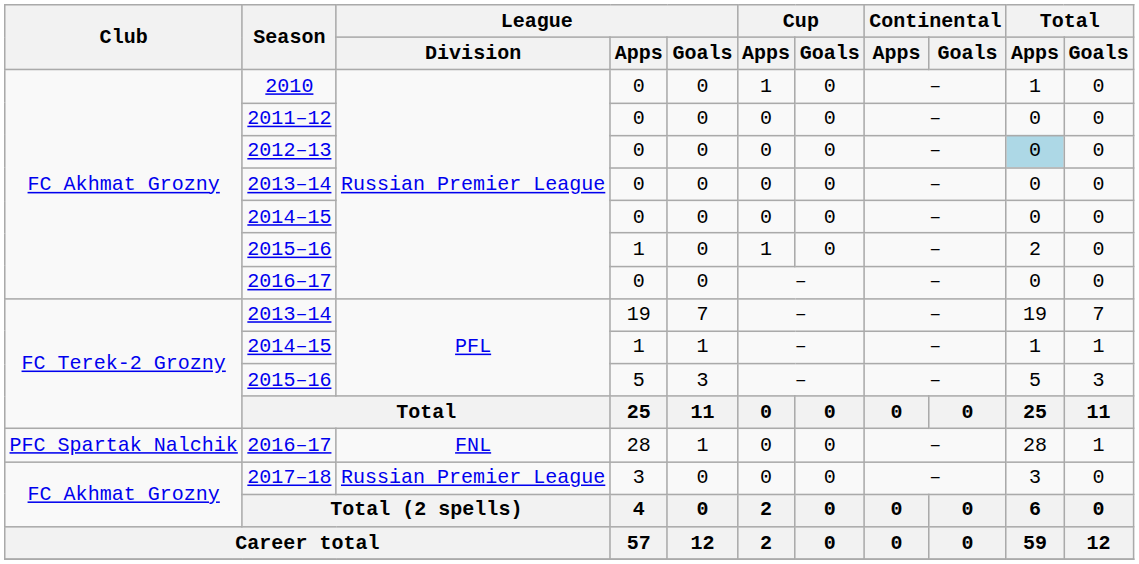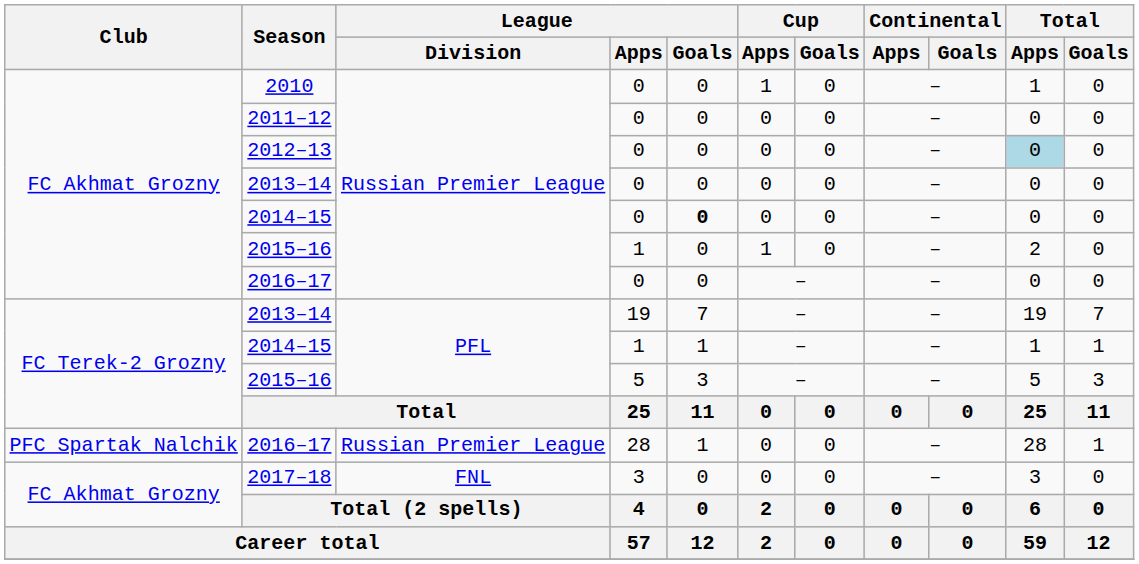(702, 217) normal -> (702, 217) bold
(473, 445) FNL -> (473, 445) Russian Premier League
(473, 478) Russian Premier League -> (473, 478) FNL
